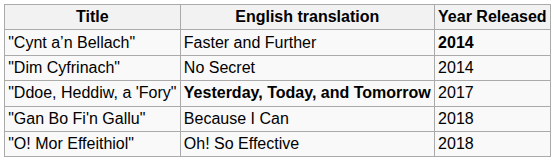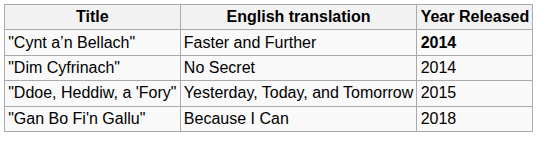(307, 93) bold -> (299, 93) normal
(456, 93) 2017 -> (438, 93) 2015
- row: (71, 144)
